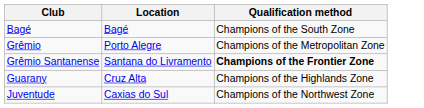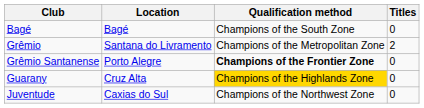+ column: (403, 12)
(133, 45) Porto Alegre -> (158, 45) Santana do Livramento
(158, 62) Santana do Livramento -> (133, 62) Porto Alegre
(295, 78) no background -> (295, 78) gold background
